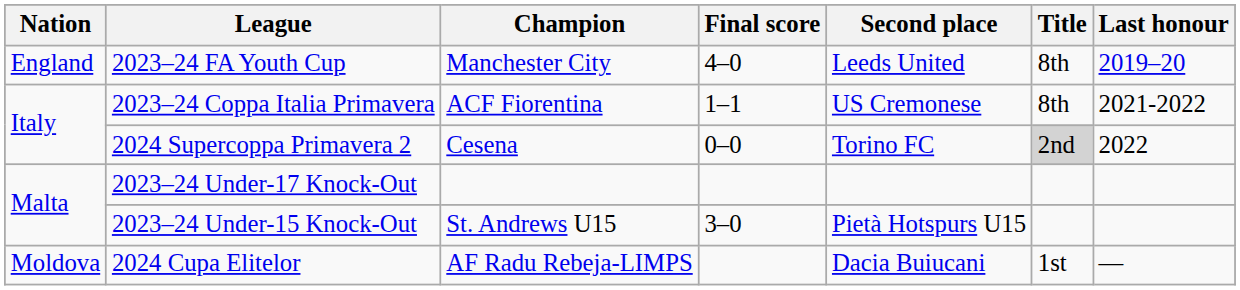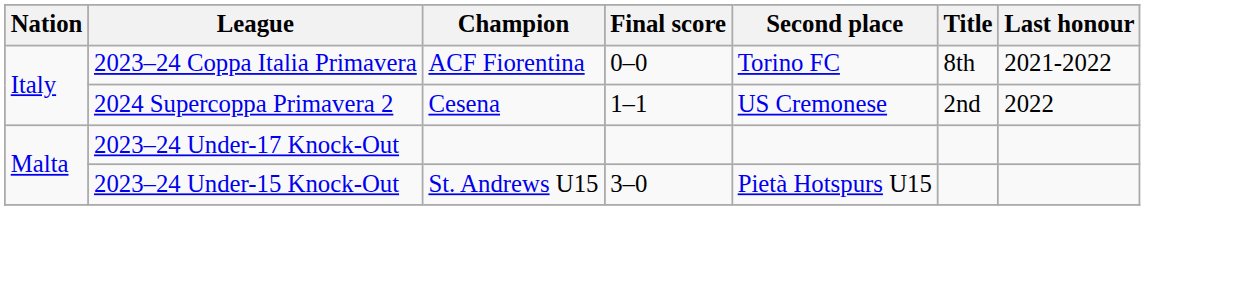- row: (229, 64)
(723, 104) 1–1 -> (629, 64) 0–0
(907, 104) US Cremonese -> (789, 64) Torino FC
(723, 144) 0–0 -> (629, 104) 1–1
(883, 144) Torino FC -> (812, 104) US Cremonese
(1056, 144) lightgrey background -> (962, 104) no background
- row: (206, 264)
